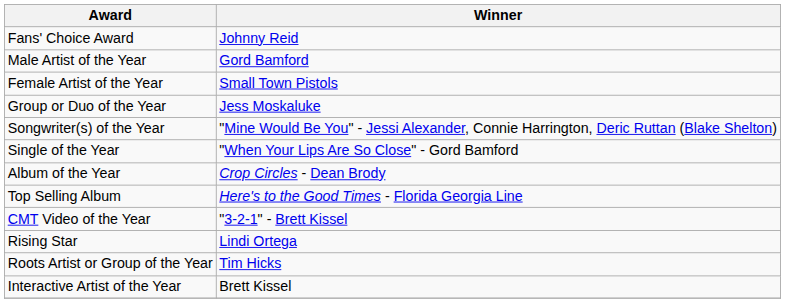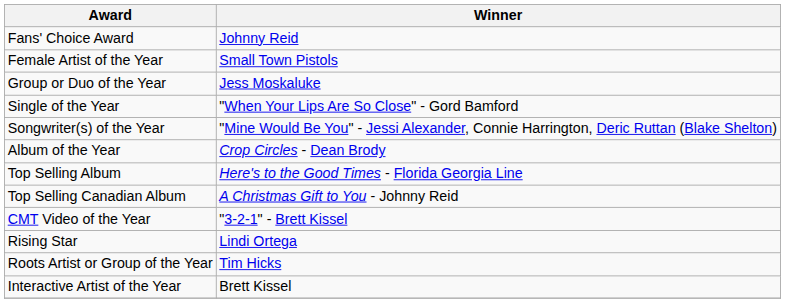- row: (77, 60)
rows swapped: (86, 128) <-> (64, 151)
+ row: (97, 196)
